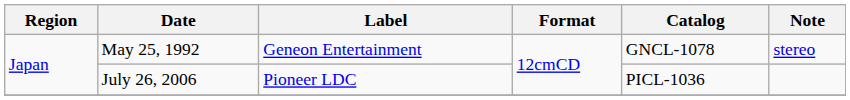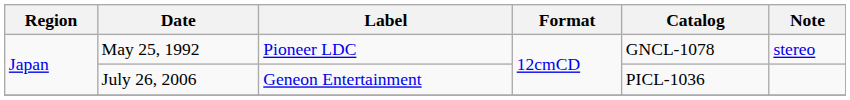(342, 49) Geneon Entertainment -> (310, 49) Pioneer LDC
(310, 79) Pioneer LDC -> (342, 79) Geneon Entertainment
